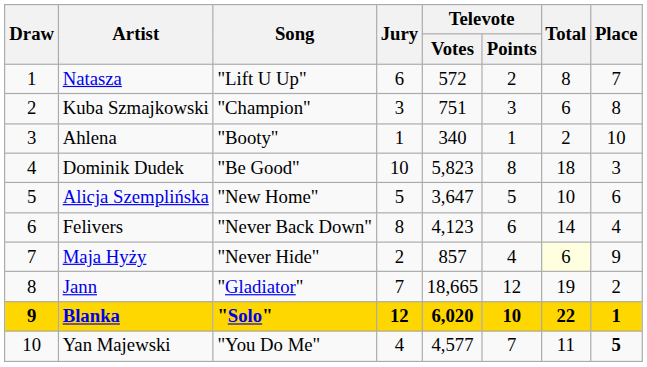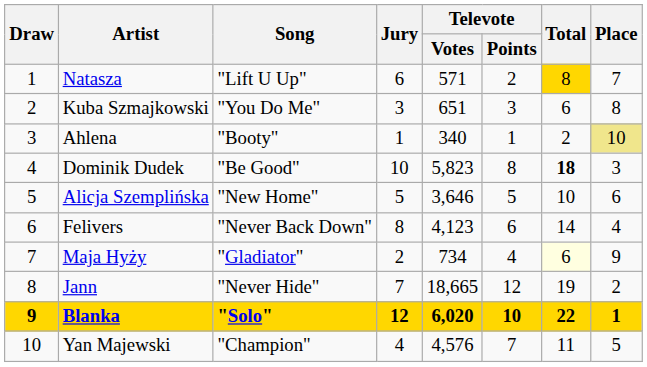(452, 78) 572 -> (452, 78) 571
(566, 78) no background -> (566, 78) gold background
(264, 108) "Champion" -> (269, 108) "You Do Me"
(452, 108) 751 -> (452, 108) 651
(616, 138) no background -> (616, 138) khaki background
(566, 167) normal -> (566, 167) bold
(452, 197) 3,647 -> (452, 197) 3,646
(268, 256) "Never Hide" -> (260, 256) "Gladiator"
(452, 256) 857 -> (452, 256) 734
(260, 286) "Gladiator" -> (268, 286) "Never Hide"
(269, 345) "You Do Me" -> (264, 345) "Champion"
(452, 345) 4,577 -> (452, 345) 4,576
(616, 345) bold -> (616, 345) normal
